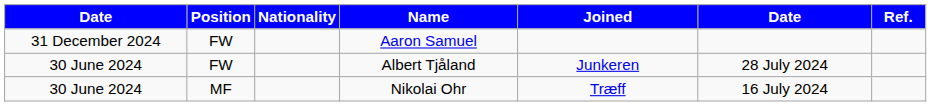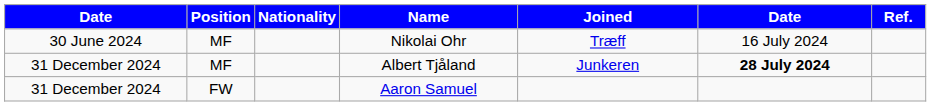rows swapped: (429, 89) <-> (429, 41)
(96, 65) 30 June 2024 -> (96, 65) 31 December 2024
(221, 65) FW -> (221, 65) MF
(785, 65) normal -> (785, 65) bold
